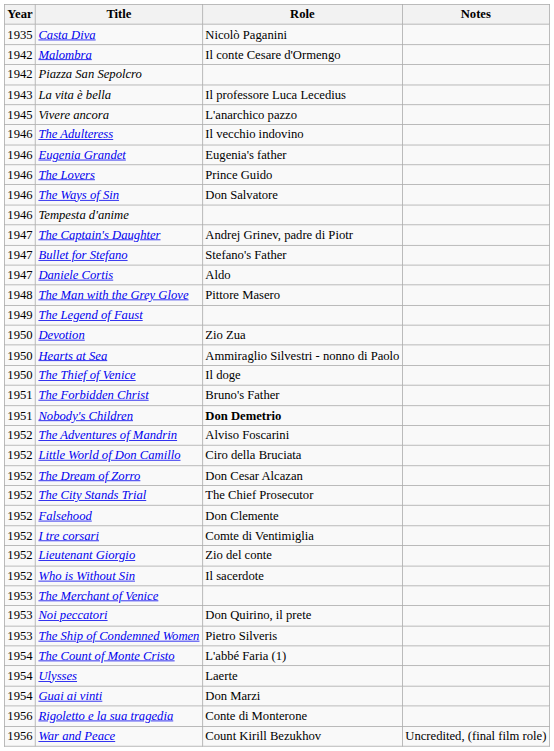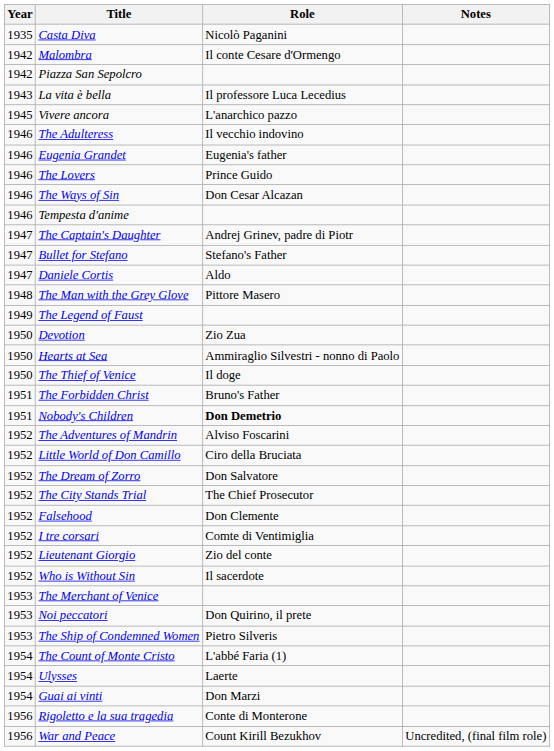(242, 194) Don Salvatore -> (254, 194) Don Cesar Alcazan
(254, 475) Don Cesar Alcazan -> (242, 475) Don Salvatore
